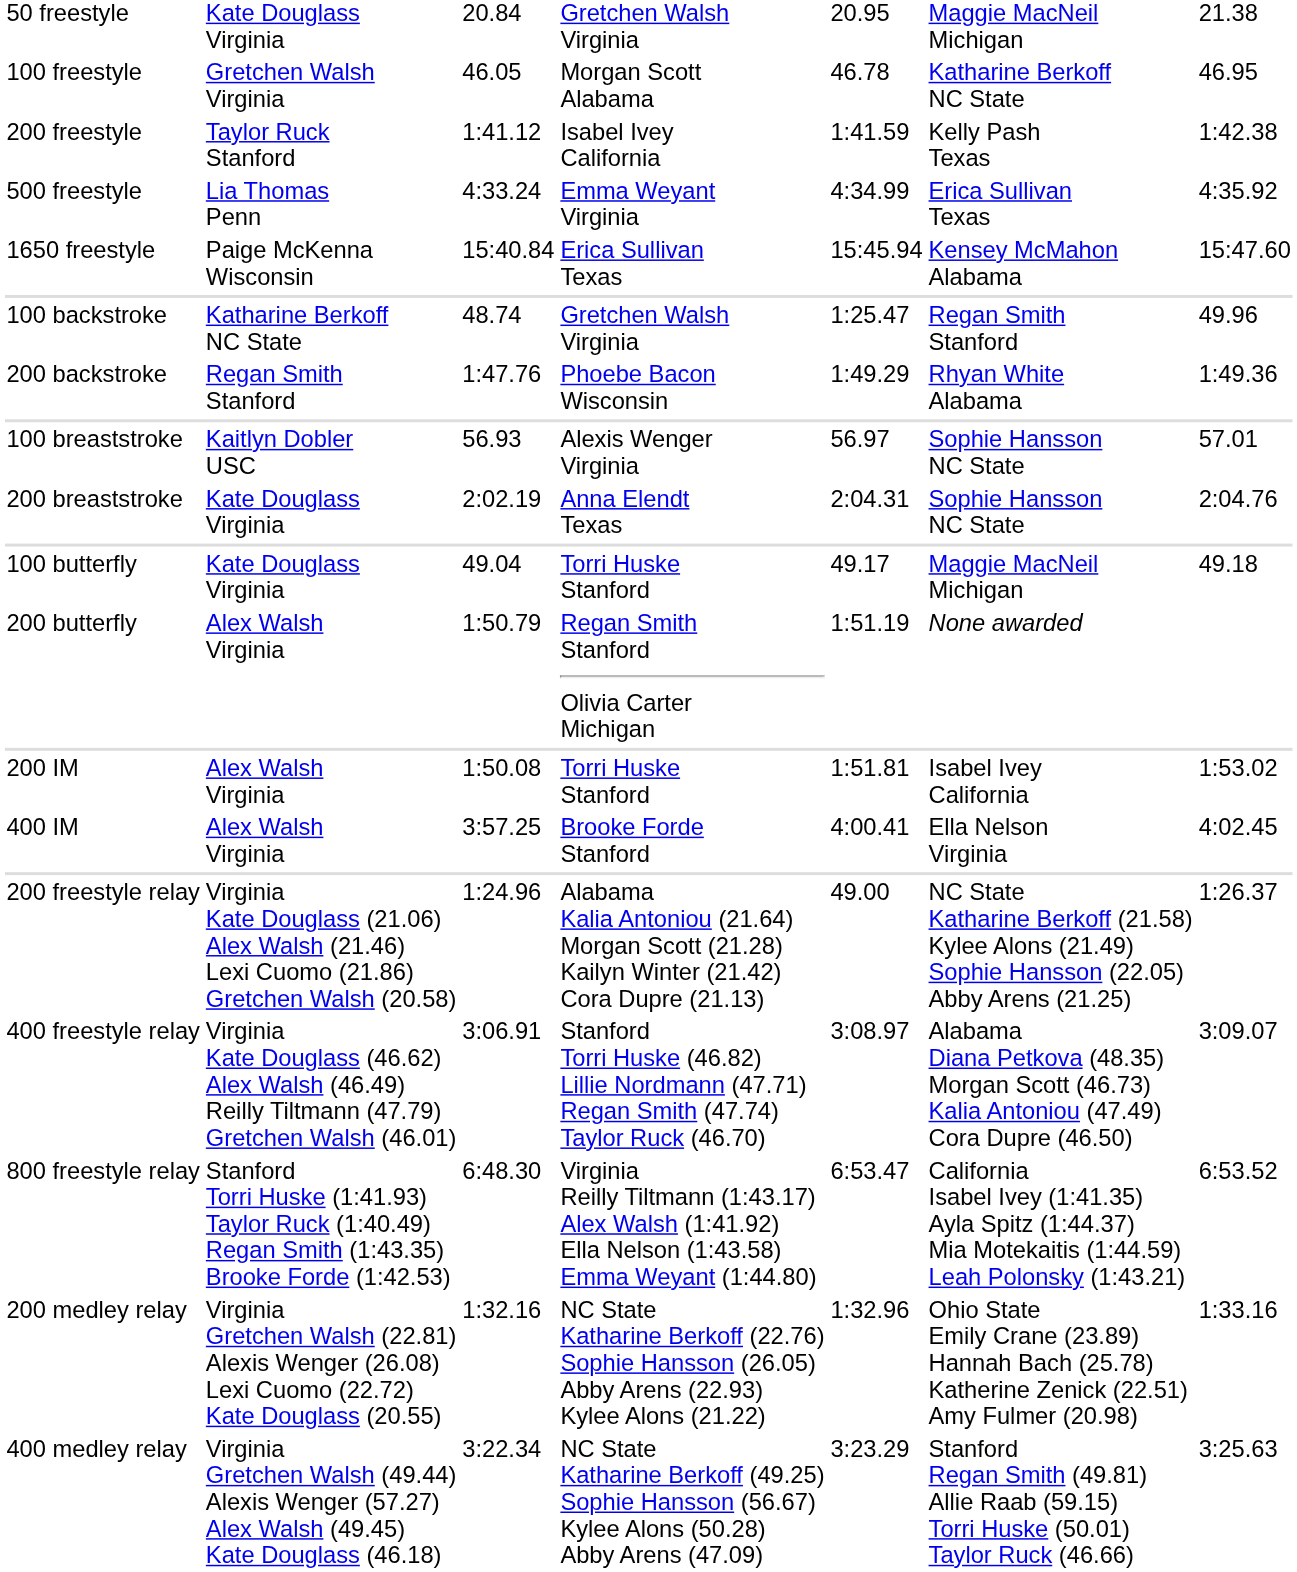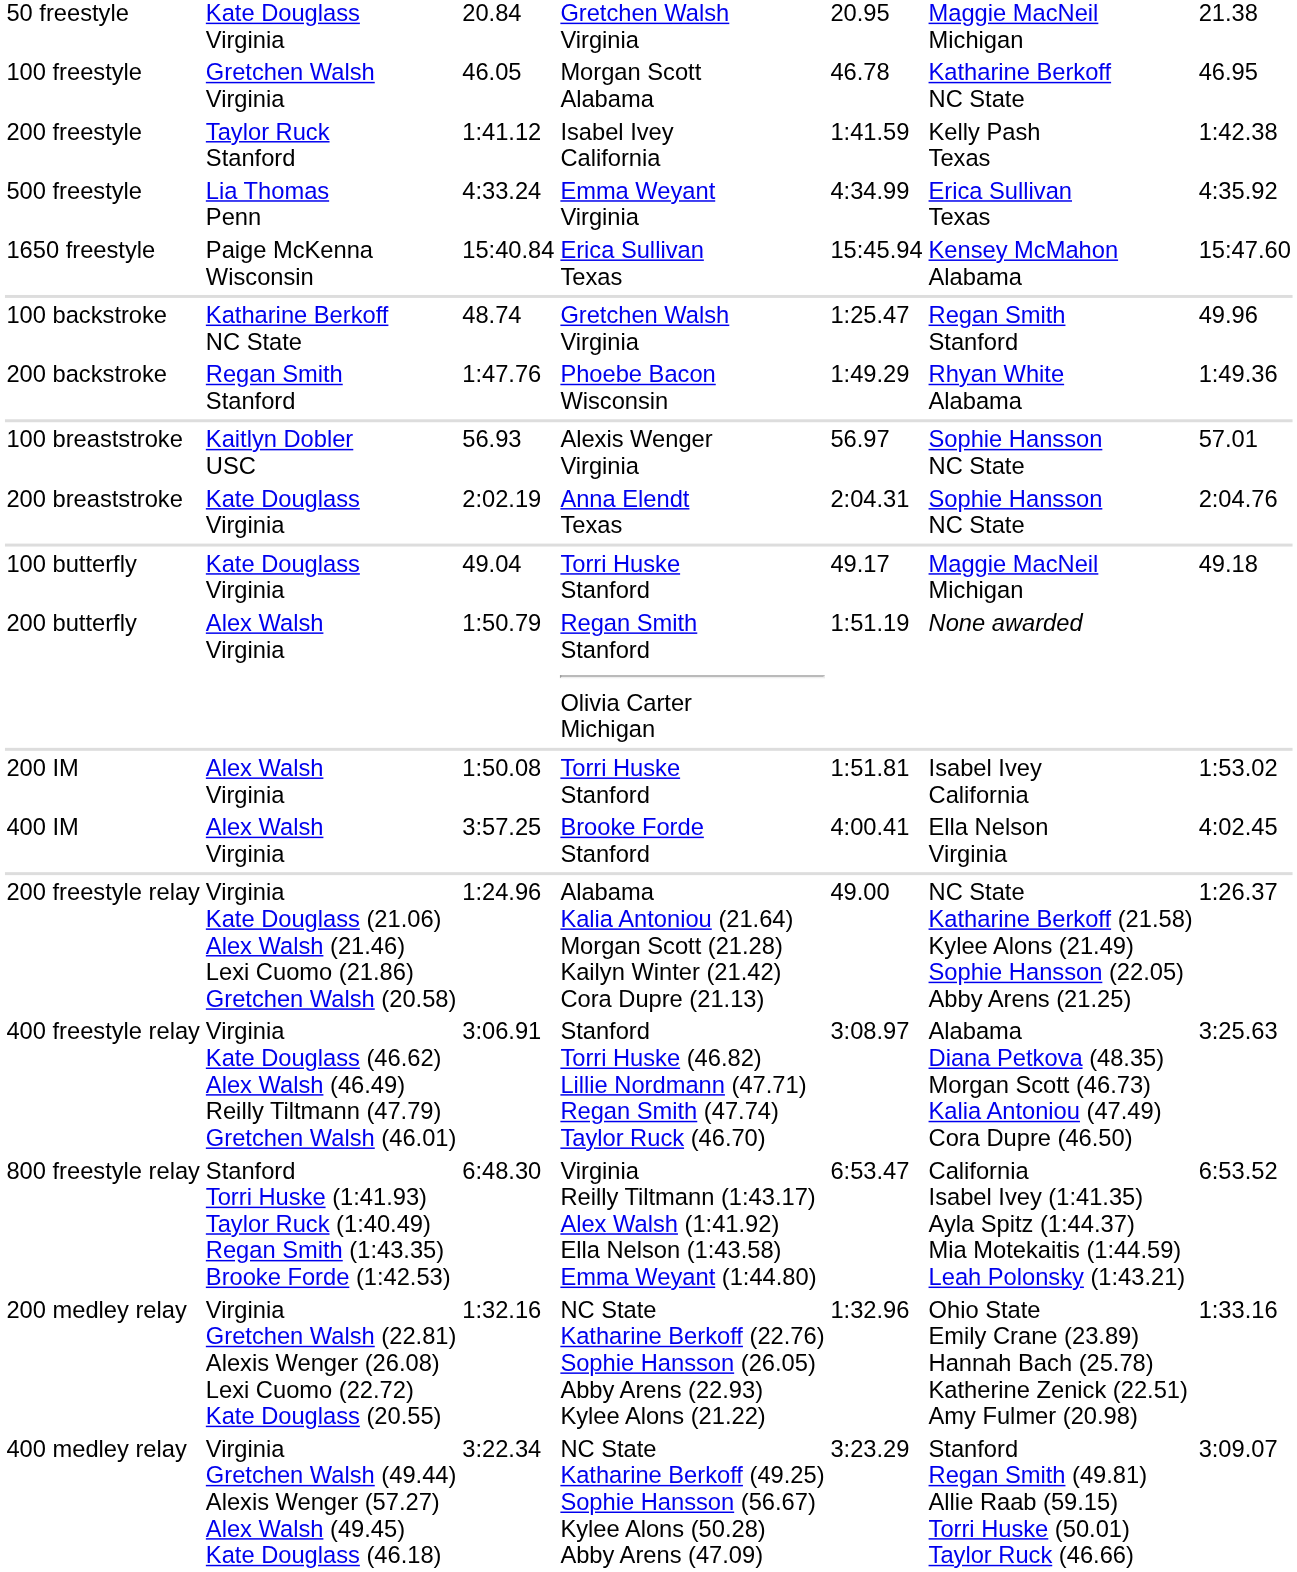(1238, 1031) 3:09.07 -> (1238, 1031) 3:25.63
(1238, 1449) 3:25.63 -> (1238, 1449) 3:09.07
